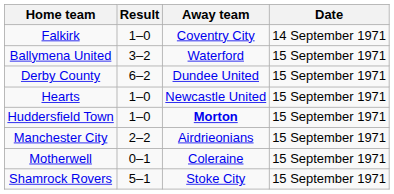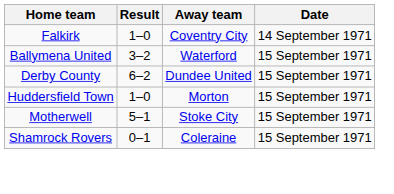- row: (61, 96)
(216, 117) bold -> (209, 96) normal
- row: (61, 138)
(140, 158) 0–1 -> (140, 117) 5–1
(216, 158) Coleraine -> (209, 117) Stoke City
(140, 179) 5–1 -> (140, 138) 0–1
(216, 179) Stoke City -> (209, 138) Coleraine
